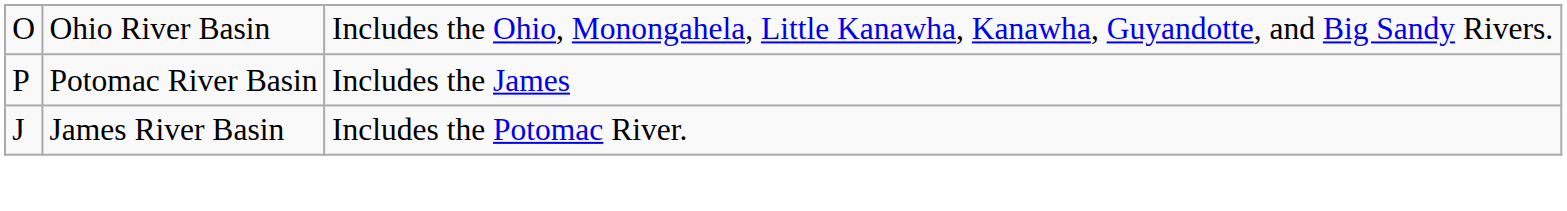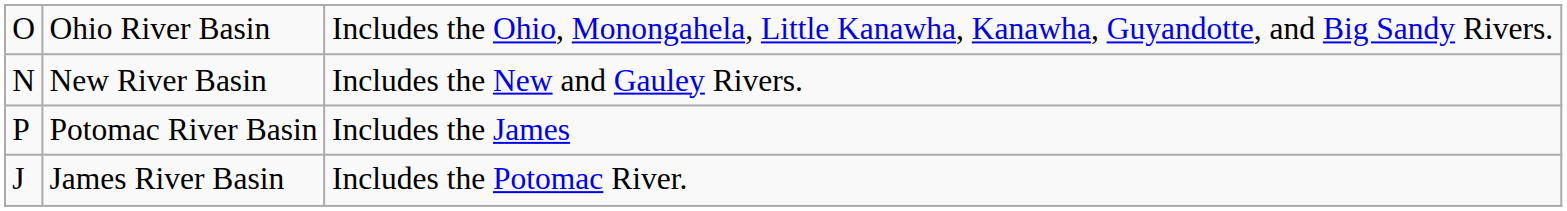+ row: (158, 79)
